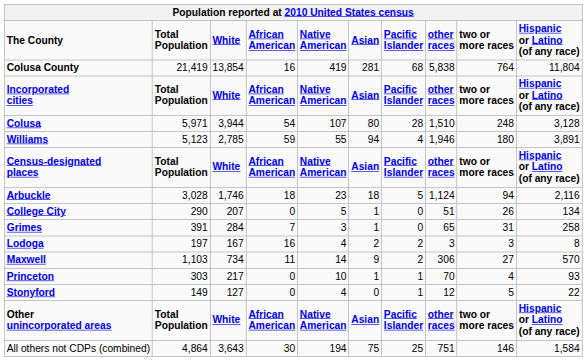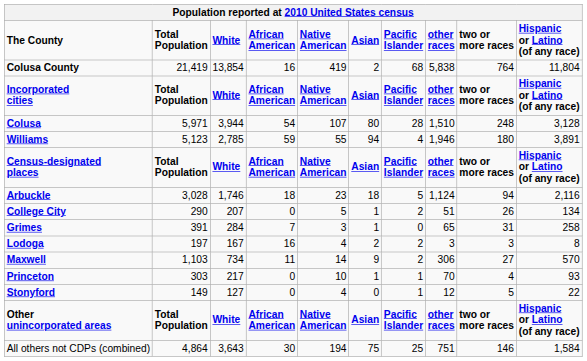(371, 68) 281 -> (376, 68) 2
(420, 211) 0 -> (420, 211) 2
